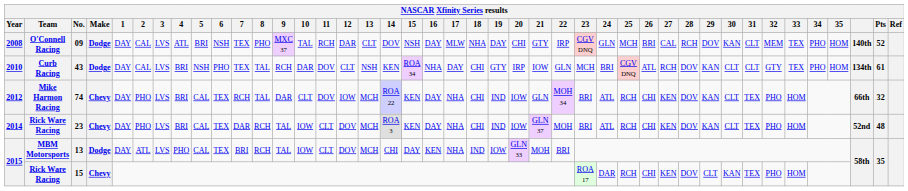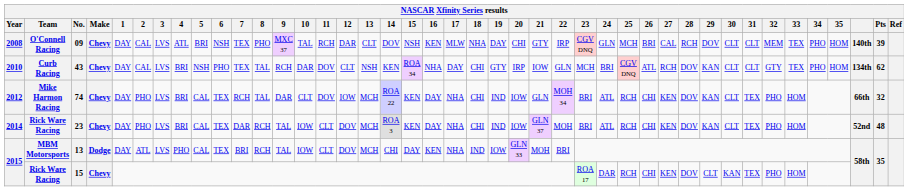(100, 44) Dodge -> (100, 44) Chevy
(433, 44) DAY -> (433, 44) KEN
(732, 44) KAN -> (732, 44) CLT
(881, 44) 52 -> (881, 44) 39
(100, 68) Dodge -> (100, 68) Chevy
(881, 68) 61 -> (881, 68) 62
